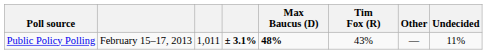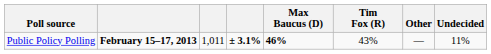(146, 40) normal -> (148, 40) bold
(272, 40) 48% -> (276, 40) 46%
